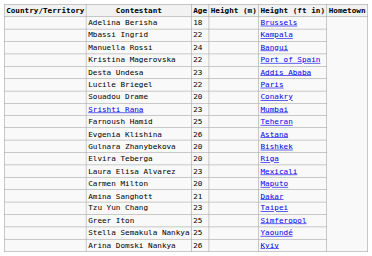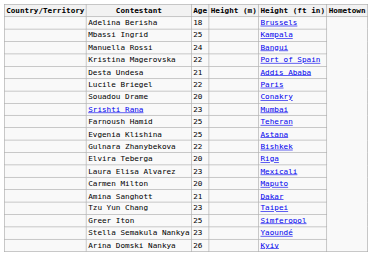(198, 36) 22 -> (198, 36) 25
(198, 73) 23 -> (198, 73) 21
(198, 134) 26 -> (198, 134) 25
(198, 147) 20 -> (198, 147) 22
(198, 233) 25 -> (198, 233) 23
